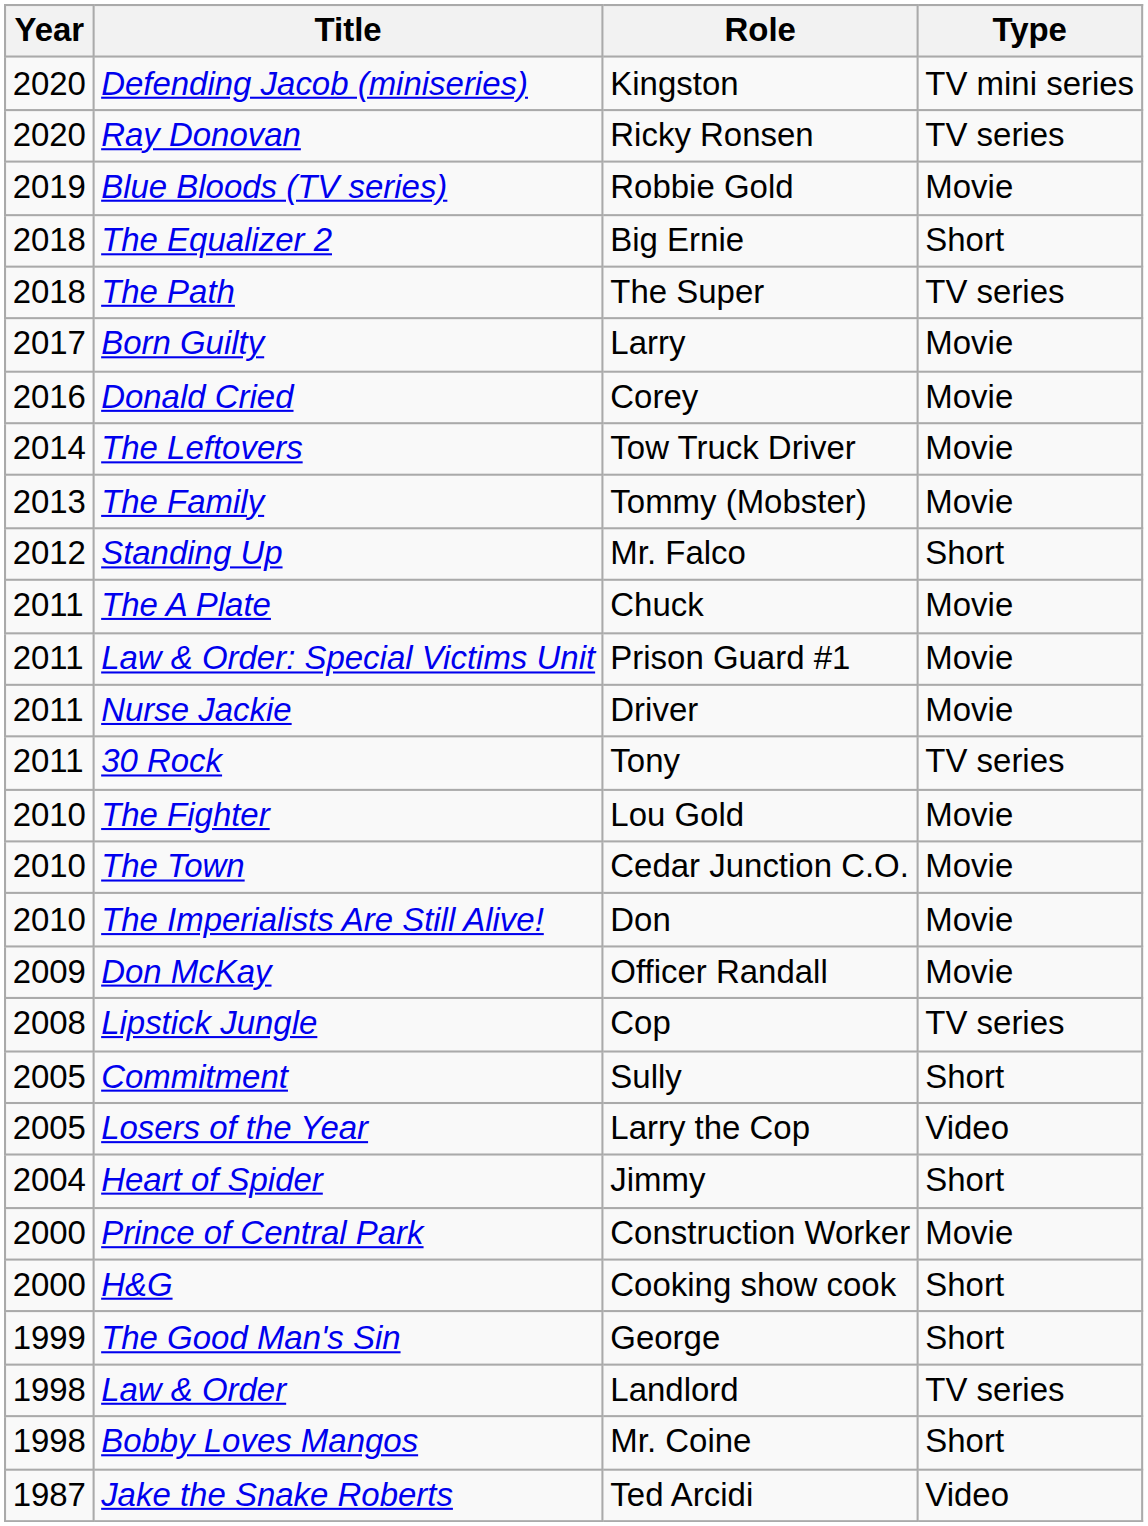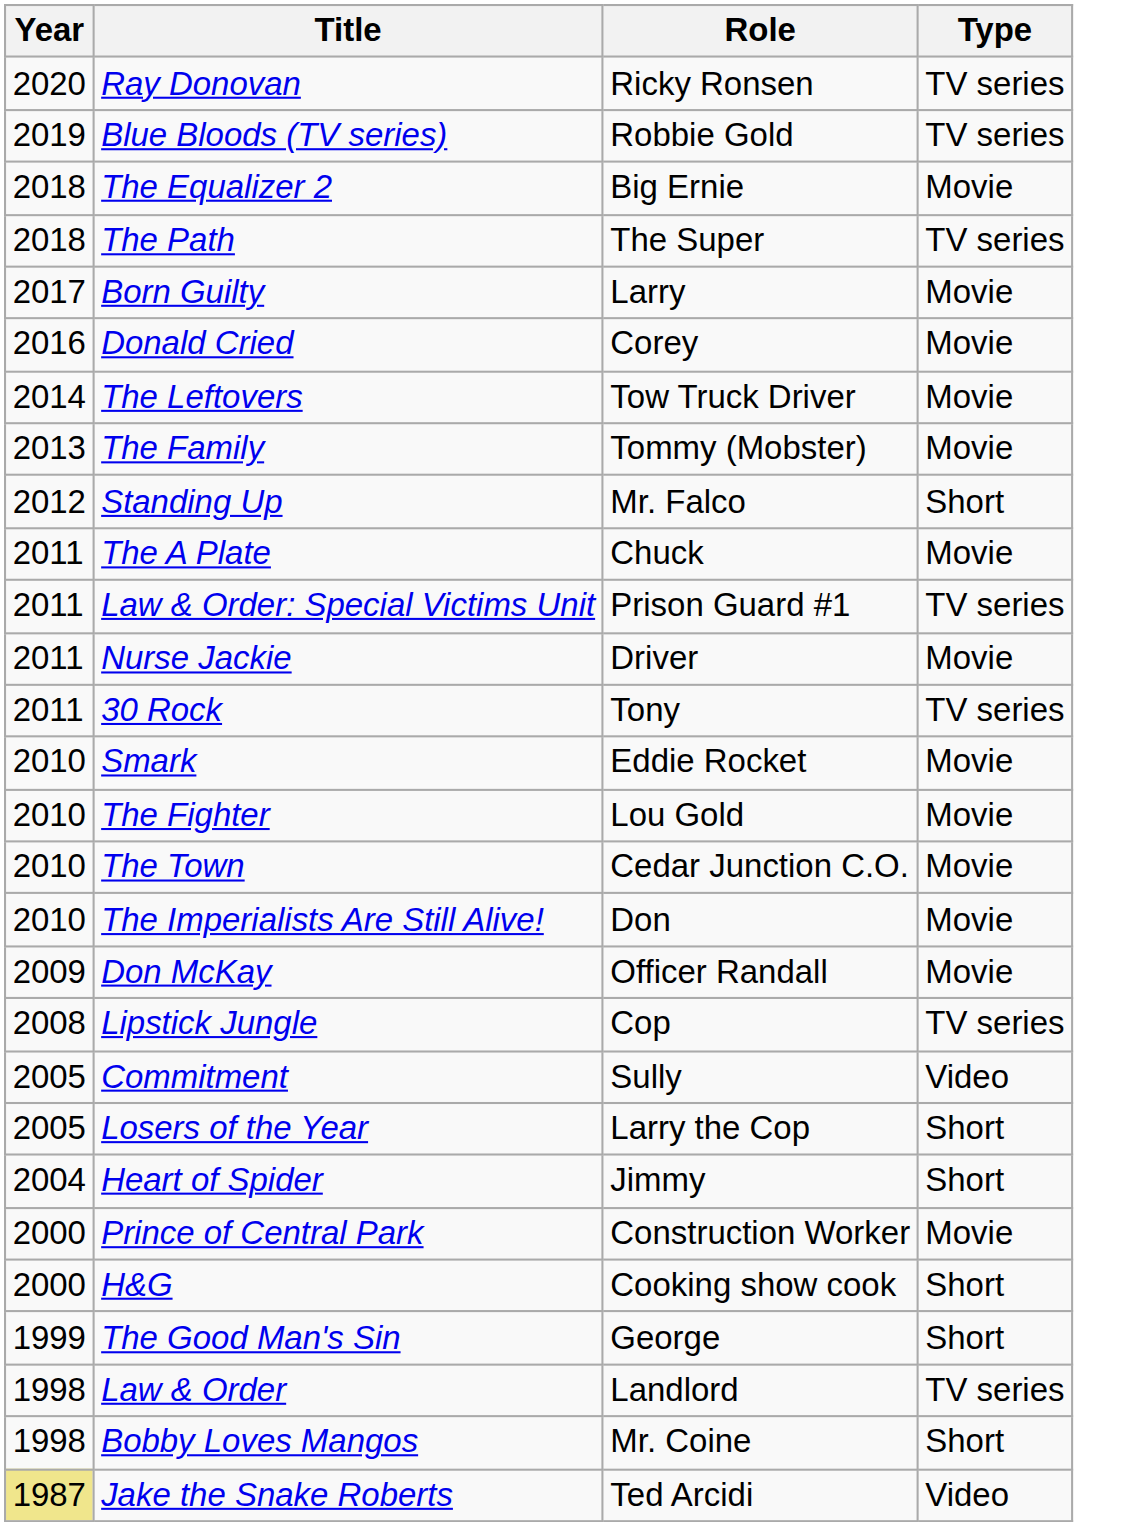- row: (315, 82)
(969, 187) Movie -> (995, 135) TV series
(965, 239) Short -> (969, 187) Movie
(969, 657) Movie -> (995, 605) TV series
+ row: (149, 762)
(965, 1076) Short -> (967, 1076) Video
(967, 1128) Video -> (965, 1128) Short
(49, 1494) no background -> (49, 1494) khaki background
